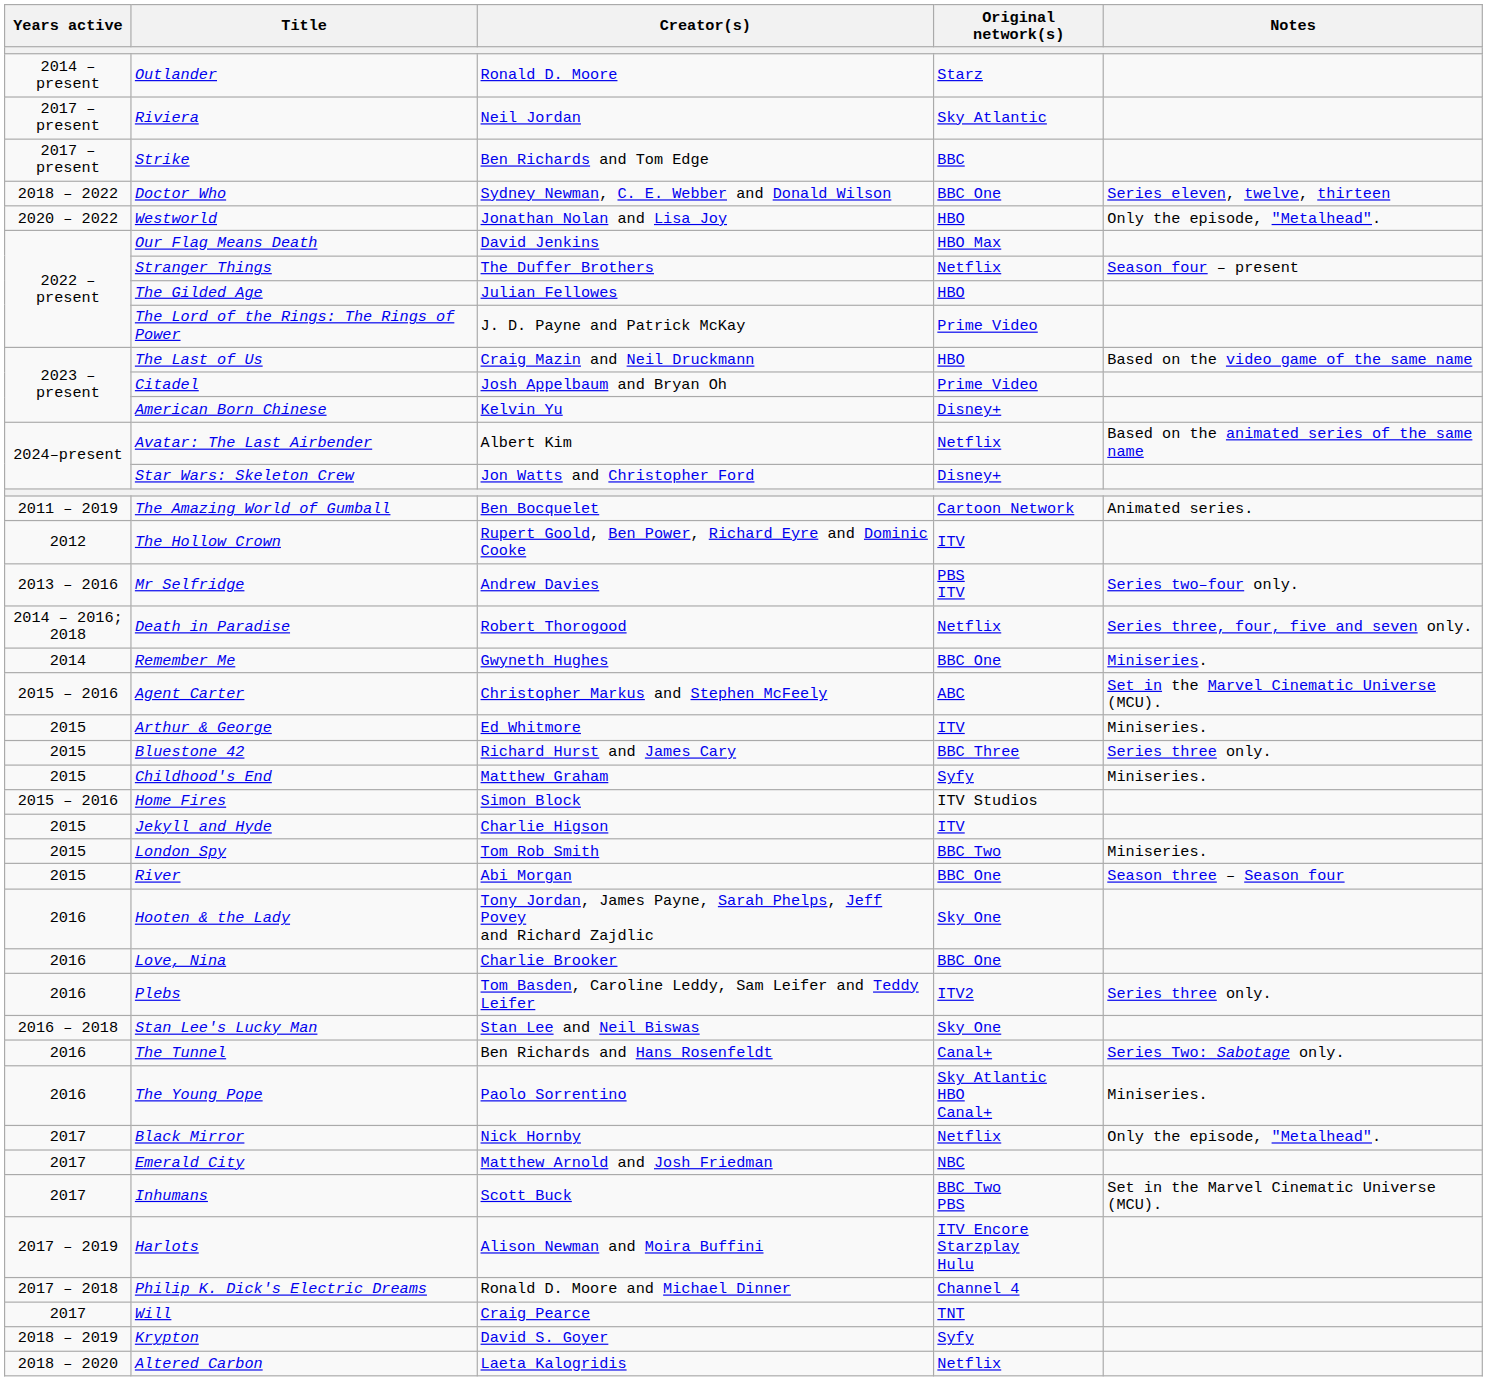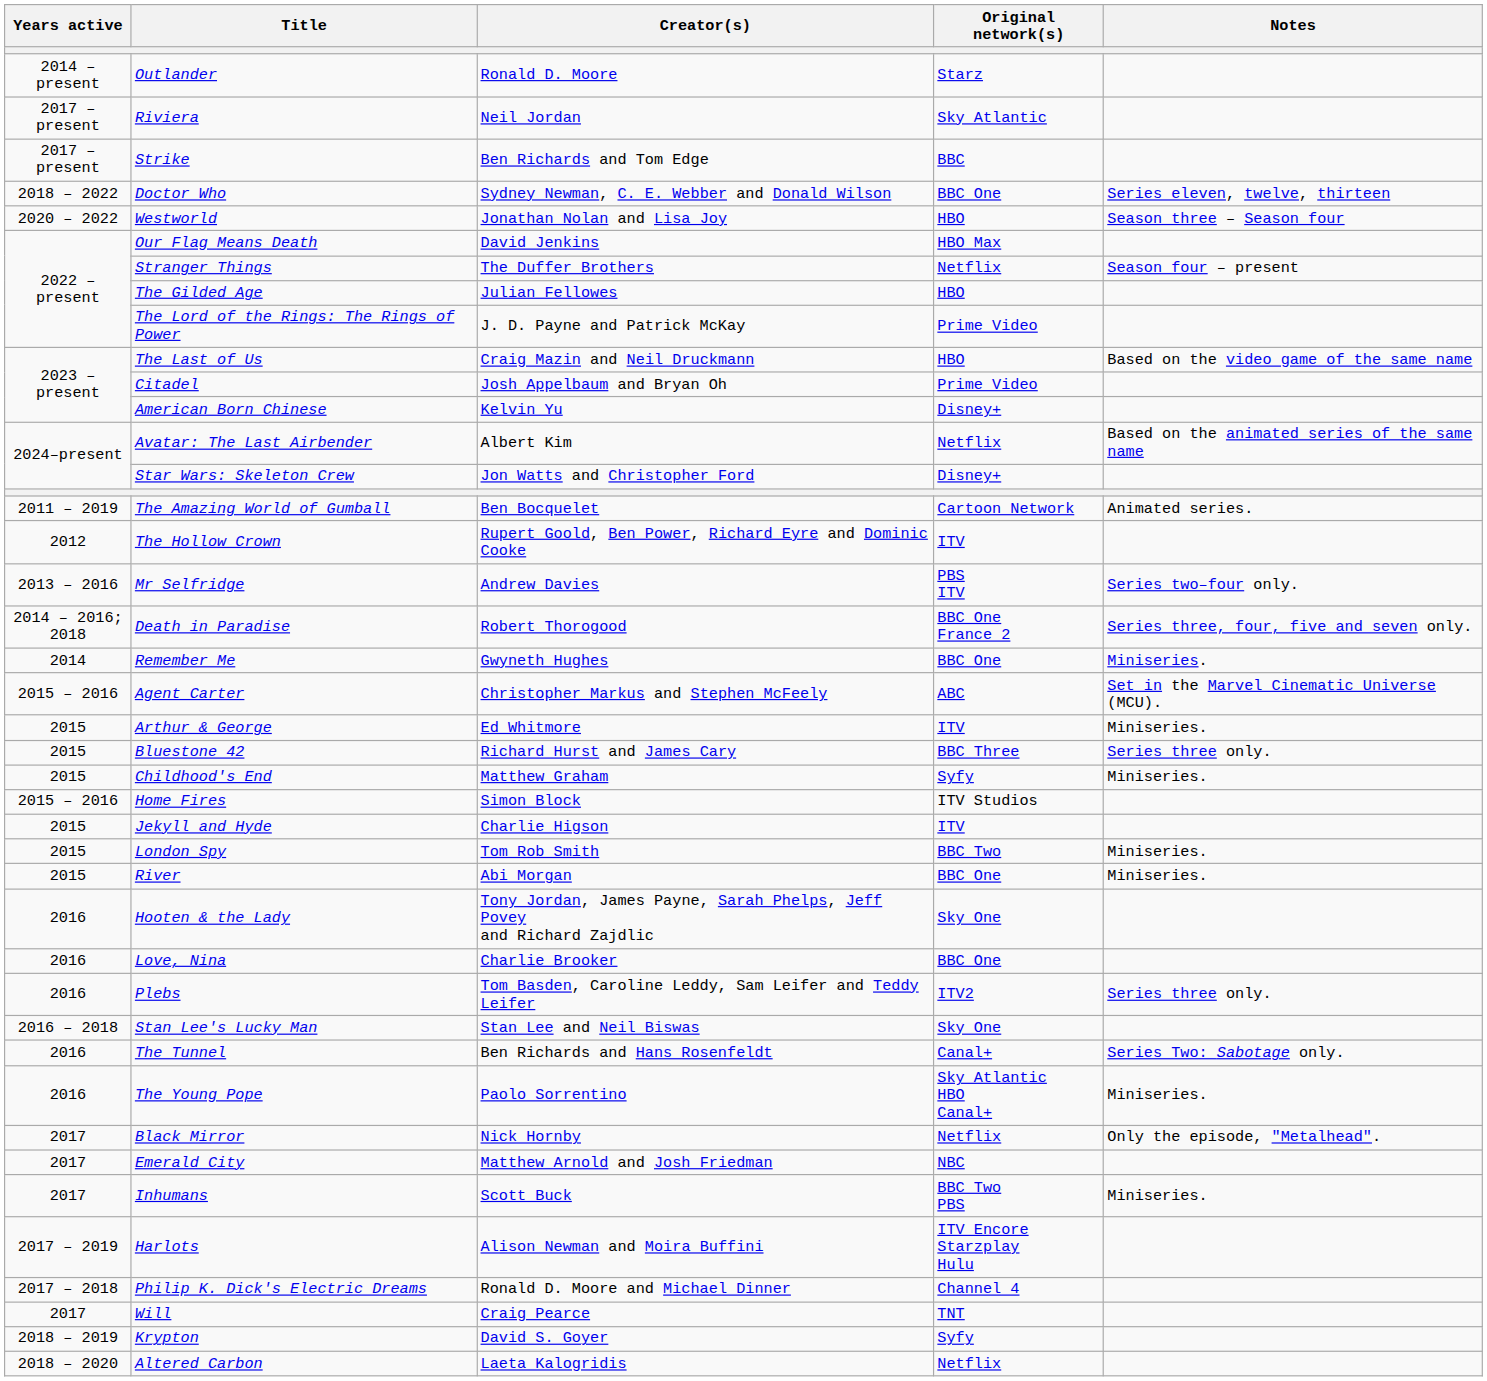(1244, 218) Only the episode, "Metalhead". -> (1226, 218) Season three – Season four
(969, 627) Netflix -> (974, 627) BBC One France 2
(1226, 876) Season three – Season four -> (1157, 876) Miniseries.
(1272, 1196) Set in the Marvel Cinematic Universe (MCU). -> (1157, 1196) Miniseries.
